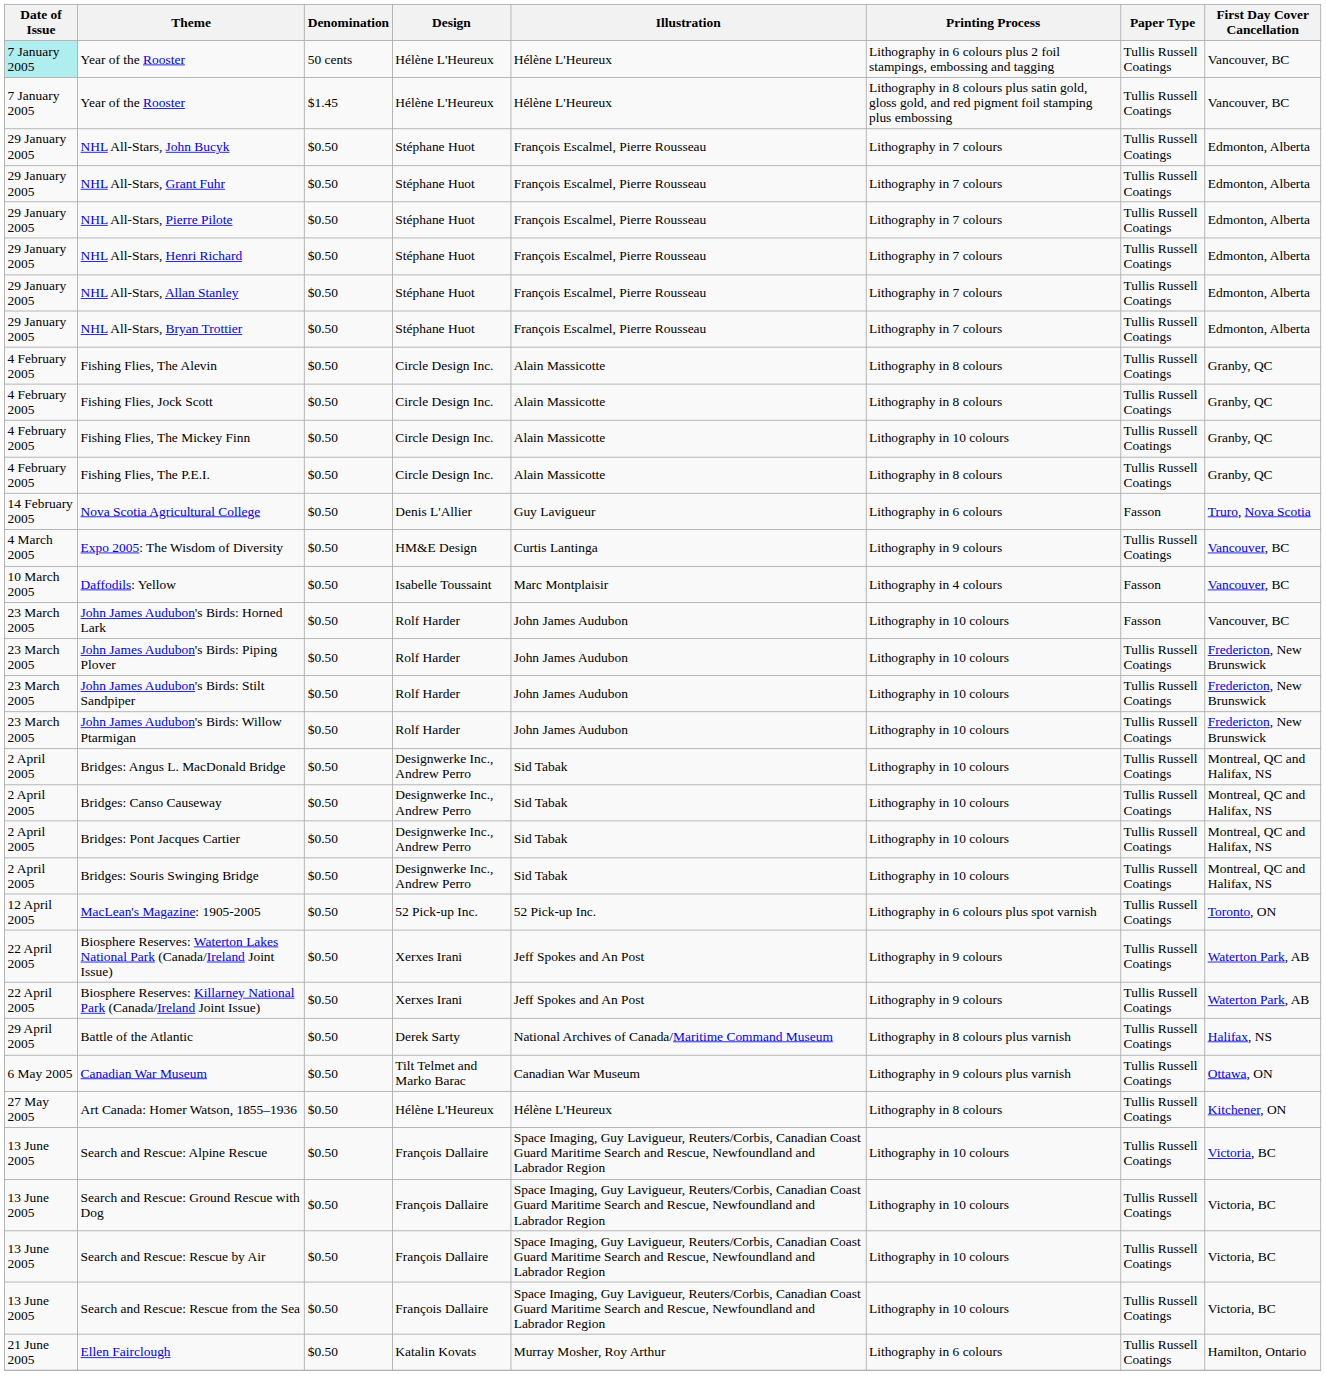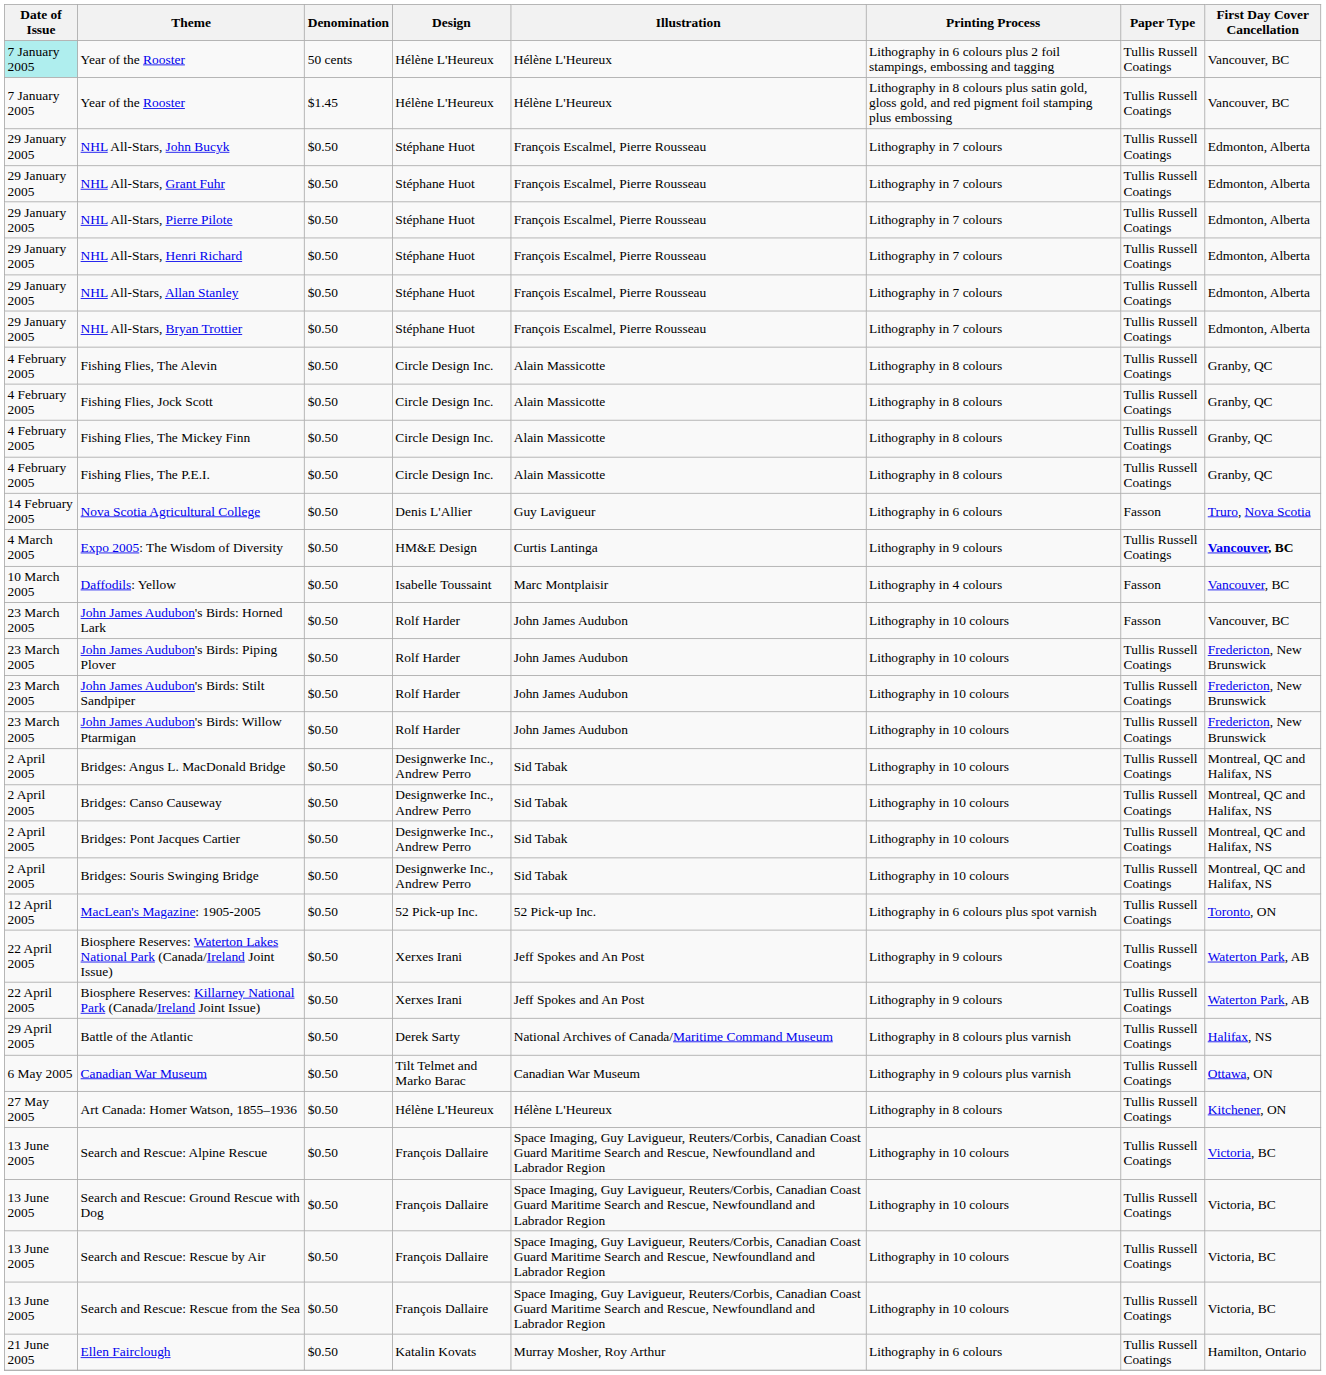(939, 438) Lithography in 10 colours -> (936, 438) Lithography in 8 colours
(1249, 547) normal -> (1251, 547) bold
